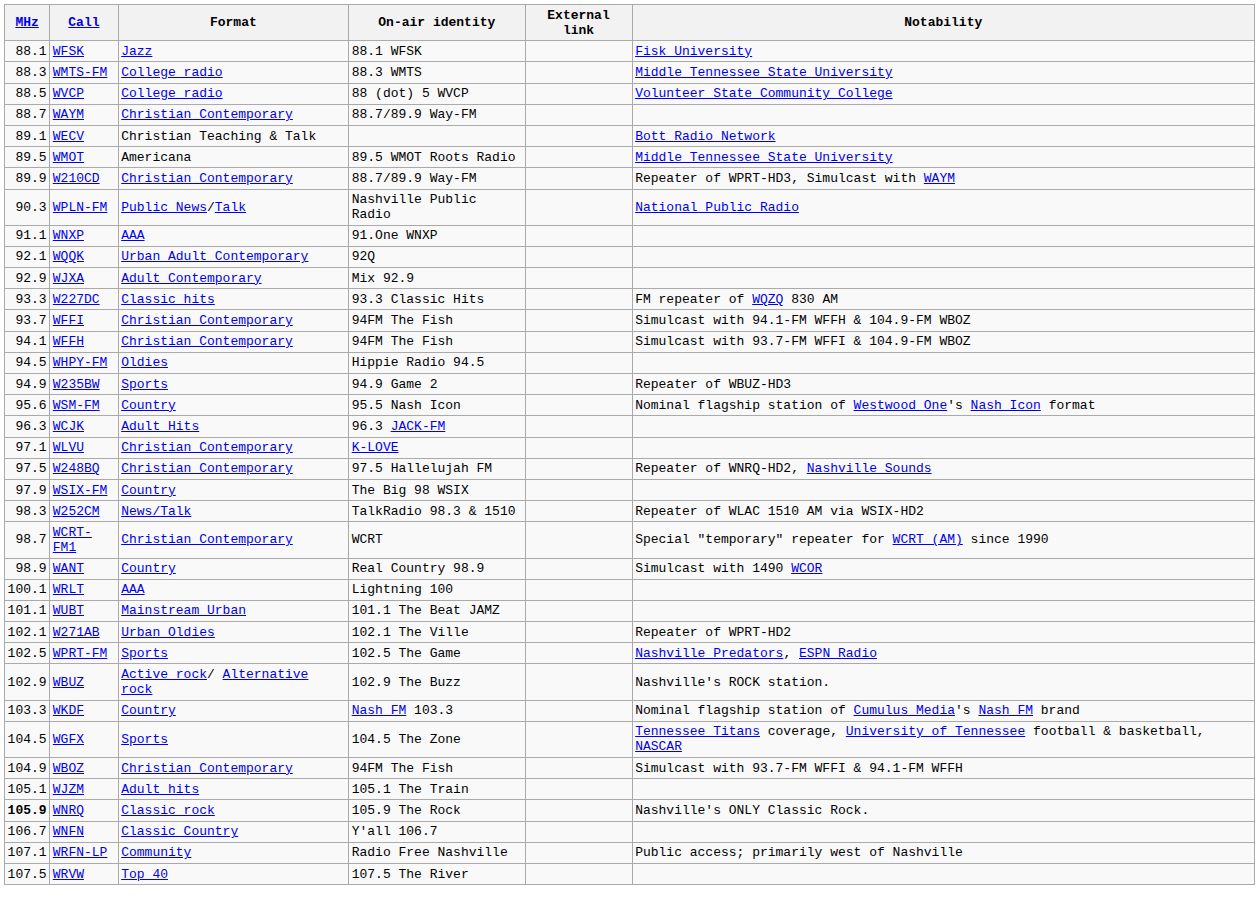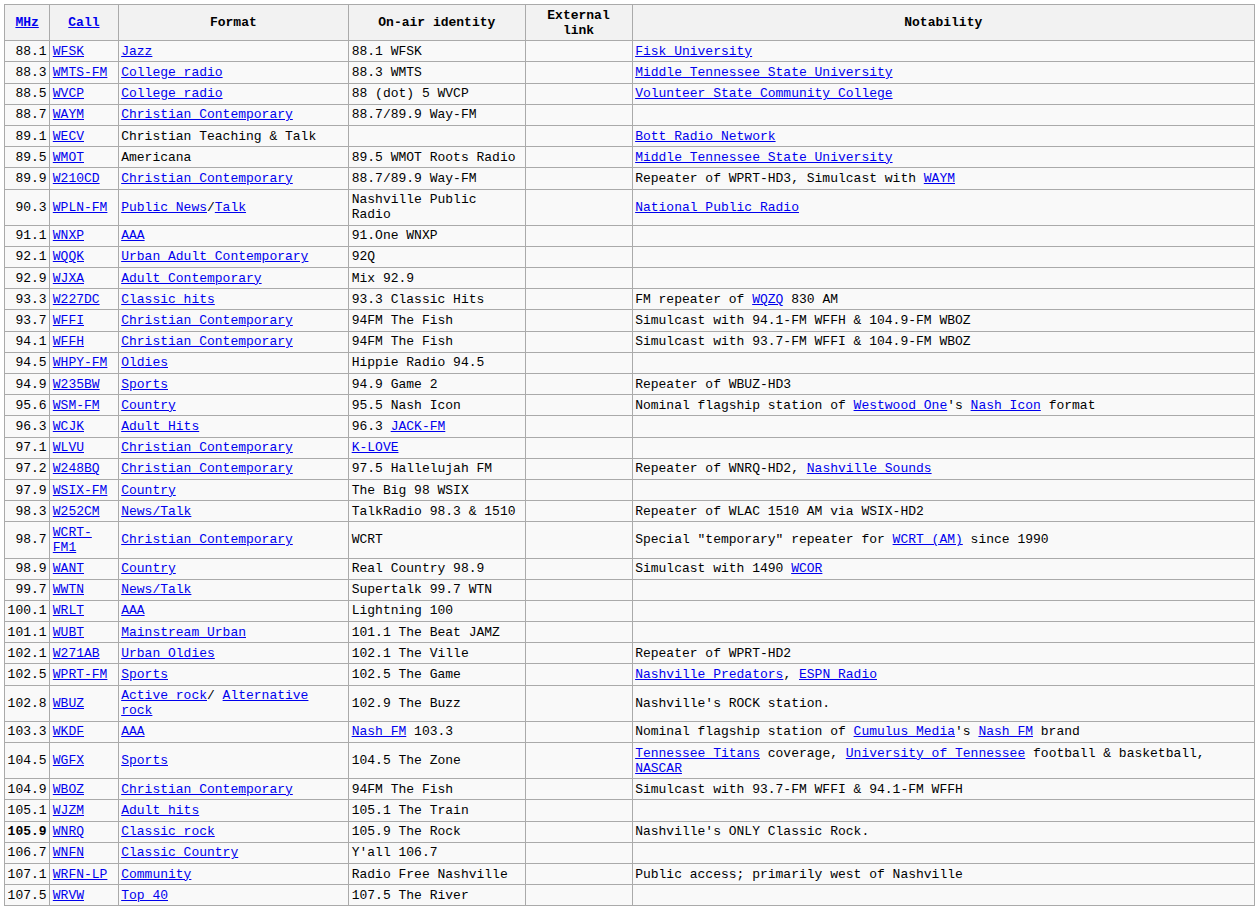(31, 469) 97.5 -> (31, 469) 97.2
+ row: (68, 590)
(27, 682) 102.9 -> (27, 703) 102.8
(148, 711) Country -> (133, 732) AAA
